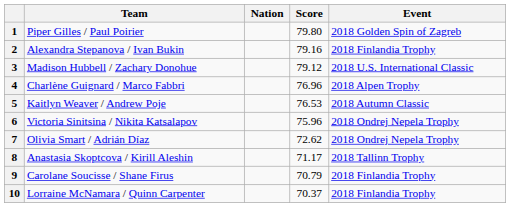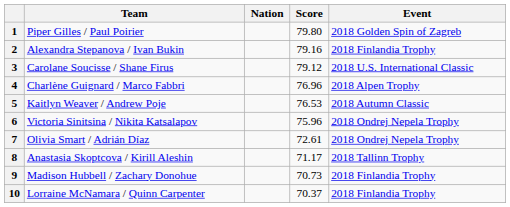(112, 67) Madison Hubbell / Zachary Donohue -> (100, 67) Carolane Soucisse / Shane Firus
(309, 139) 72.62 -> (309, 139) 72.61
(100, 175) Carolane Soucisse / Shane Firus -> (112, 175) Madison Hubbell / Zachary Donohue
(309, 175) 70.79 -> (309, 175) 70.73
